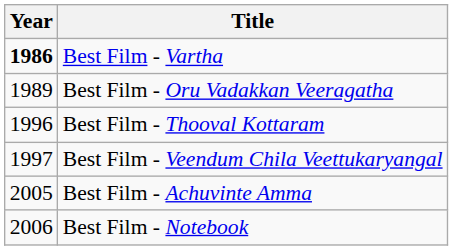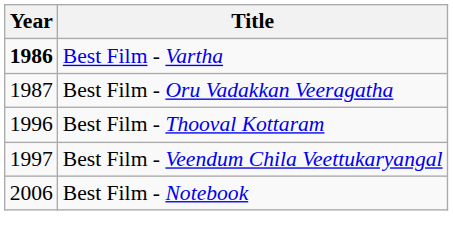(31, 90) 1989 -> (31, 90) 1987
- row: (187, 192)
